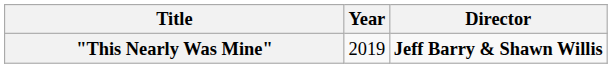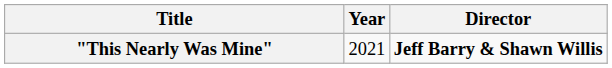(367, 48) 2019 -> (367, 48) 2021
